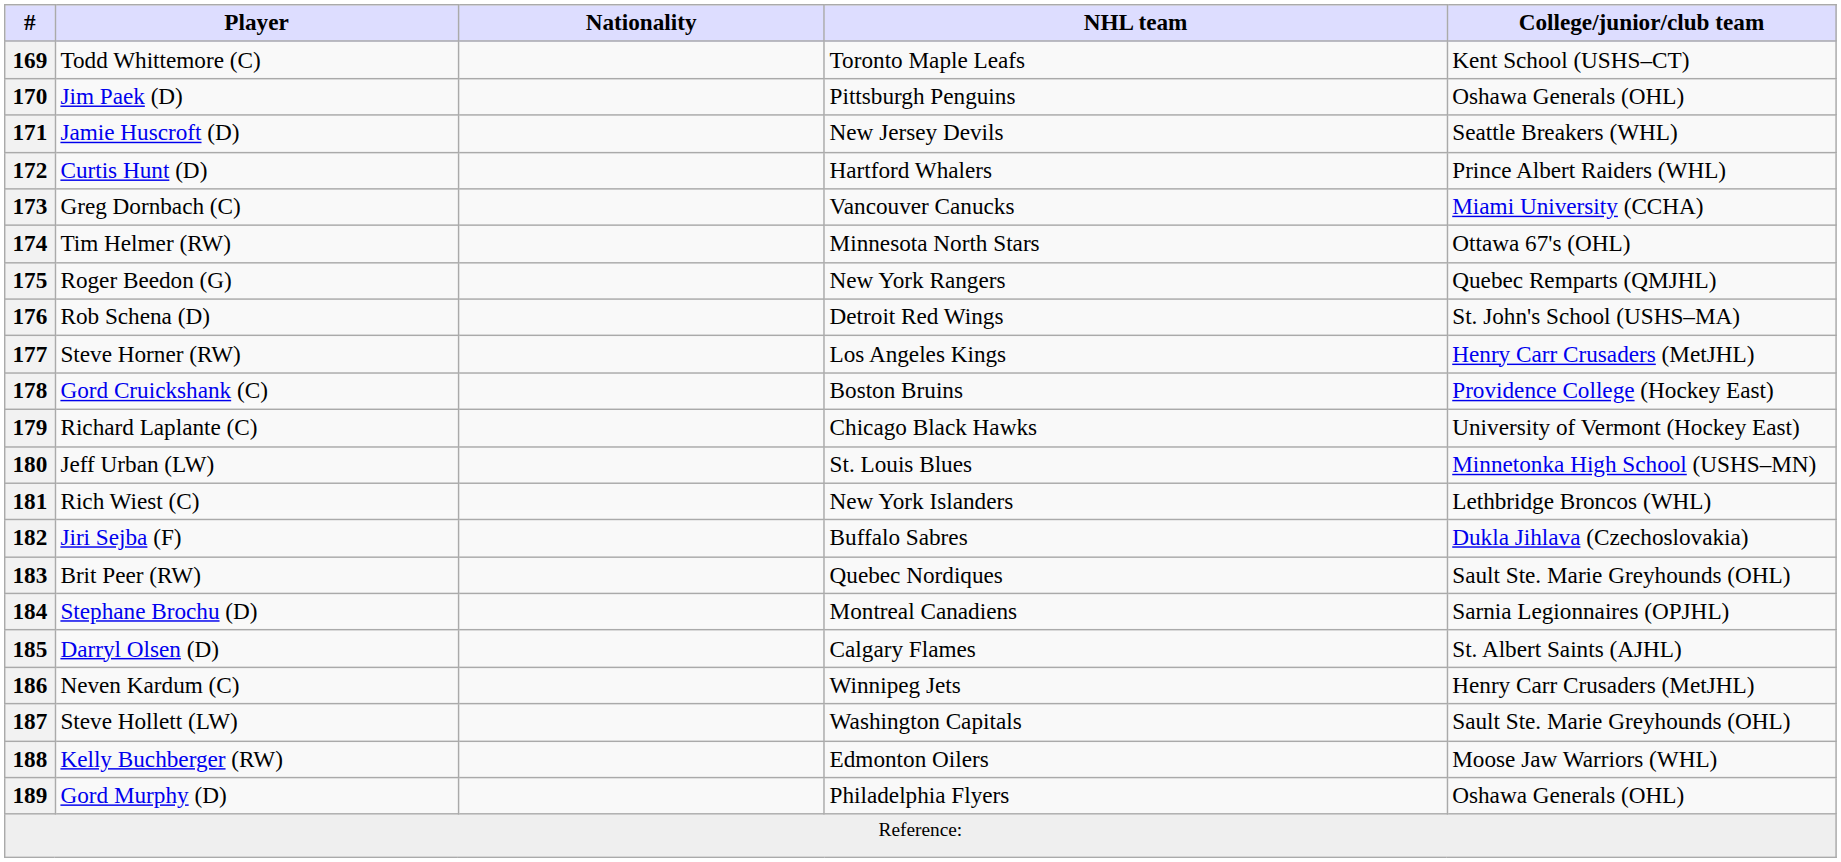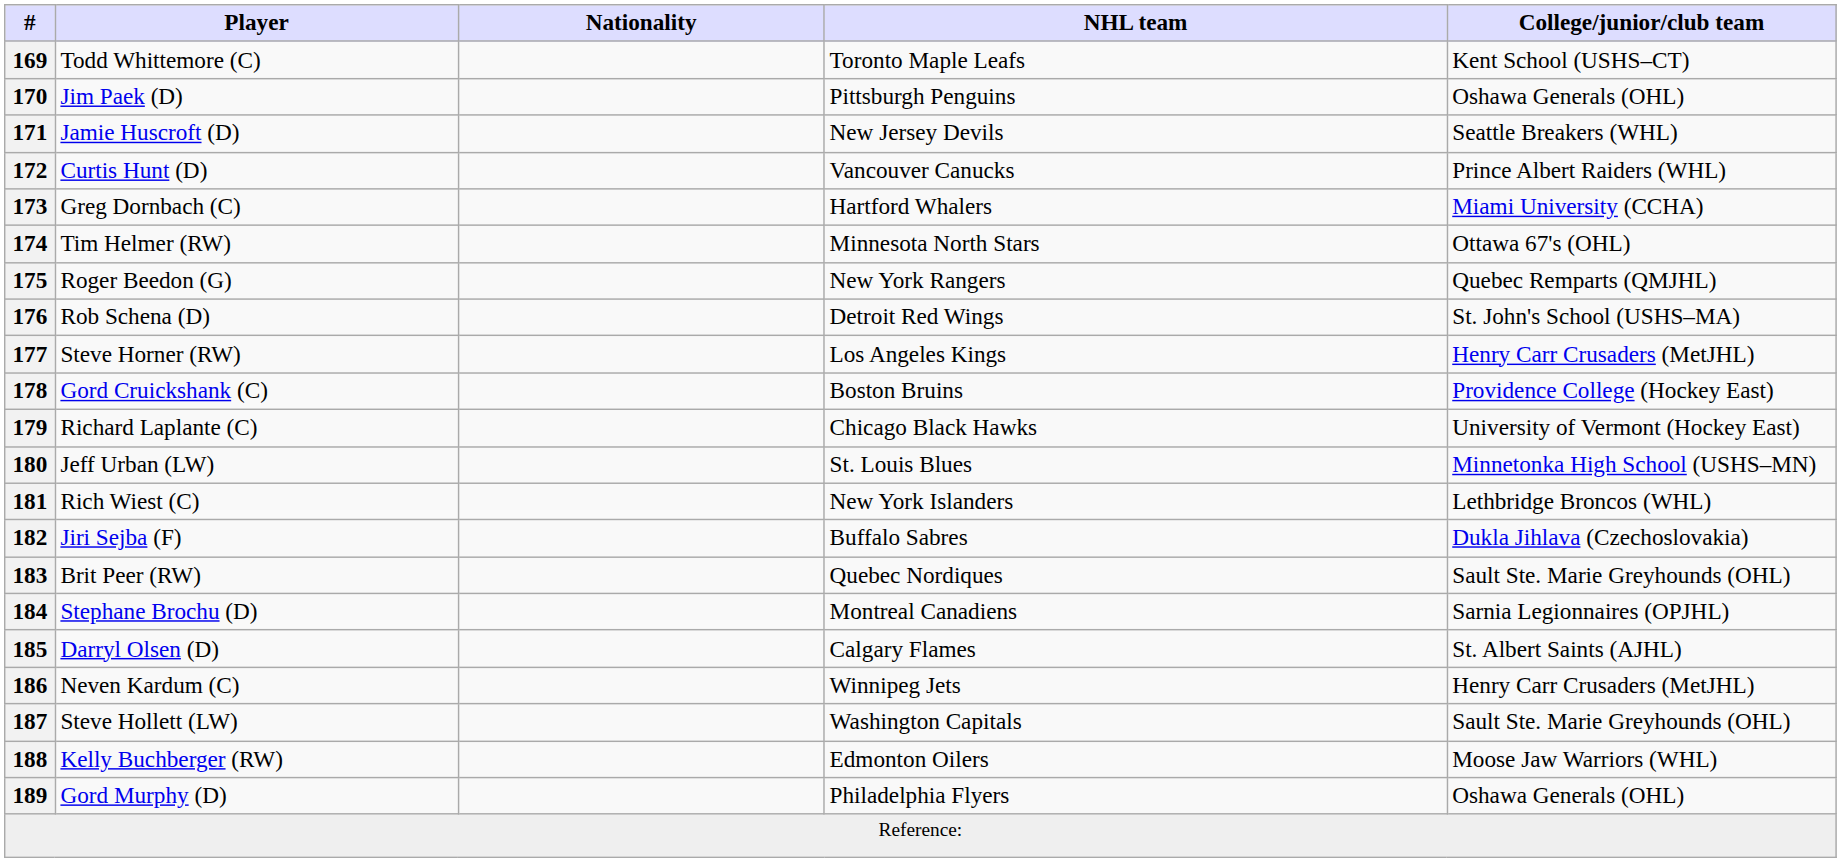(911, 170) Hartford Whalers -> (922, 170) Vancouver Canucks
(922, 206) Vancouver Canucks -> (911, 206) Hartford Whalers
